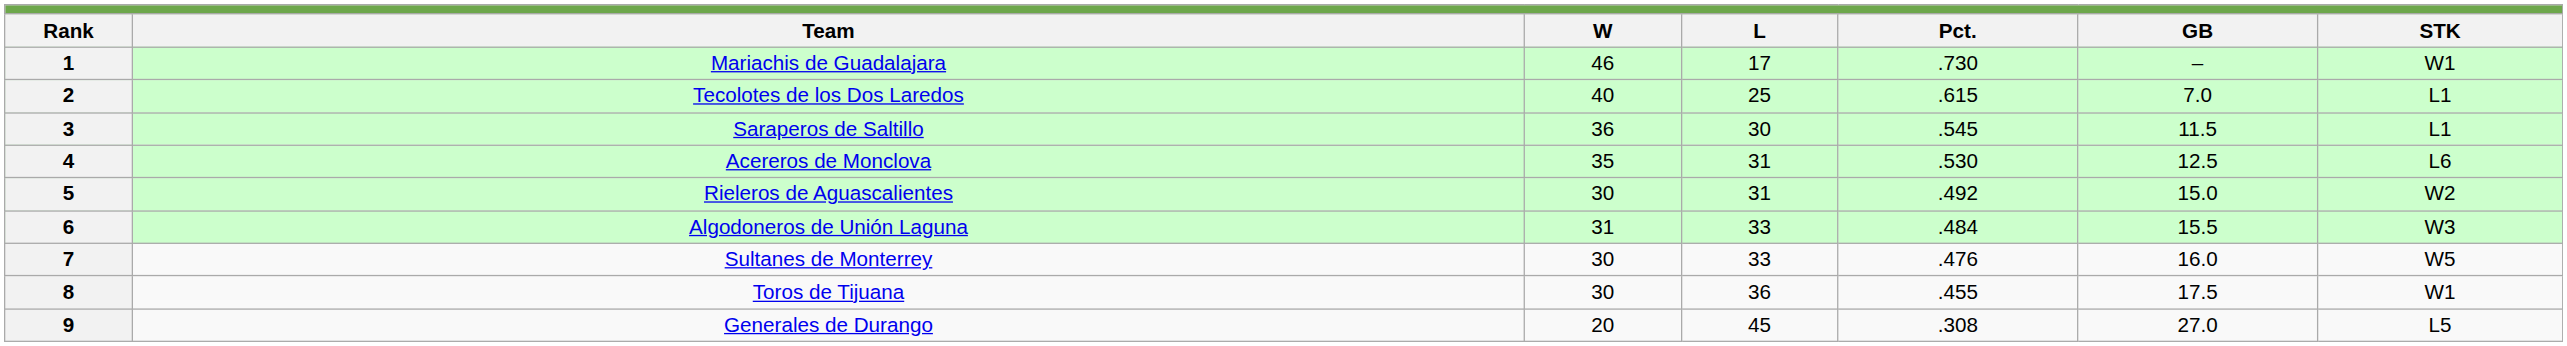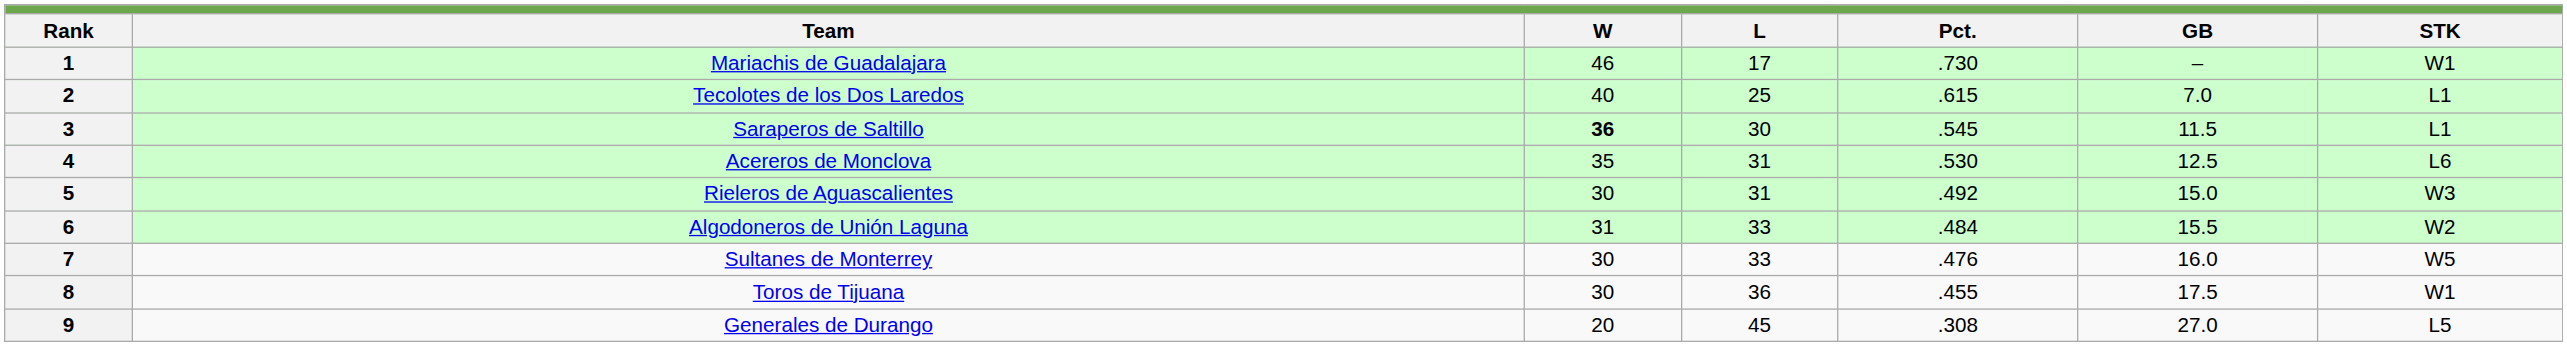(1603, 128) normal -> (1603, 128) bold
(2440, 194) W2 -> (2440, 194) W3
(2440, 226) W3 -> (2440, 226) W2
